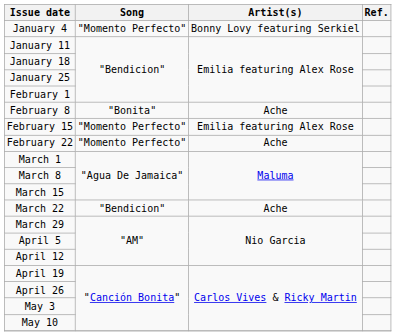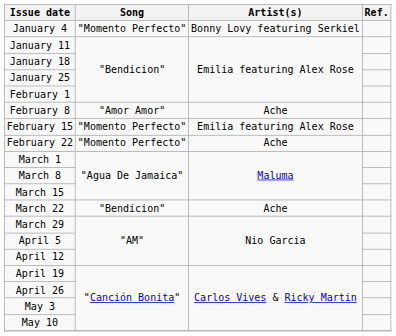(132, 110) "Bonita" -> (132, 110) "Amor Amor"
